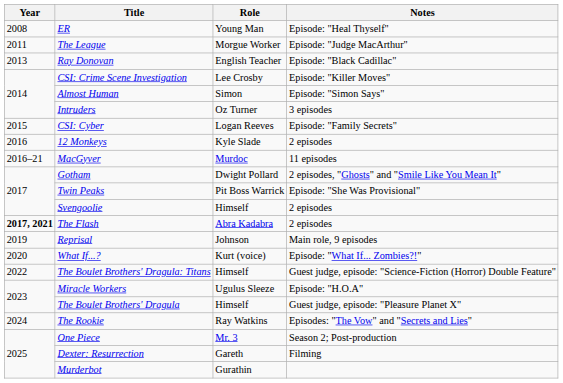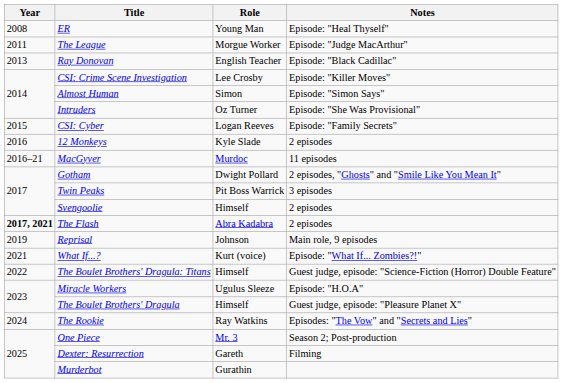(310, 110) 3 episodes -> (355, 110) Episode: "She Was Provisional"
(355, 191) Episode: "She Was Provisional" -> (310, 191) 3 episodes
(17, 256) 2020 -> (17, 256) 2021
